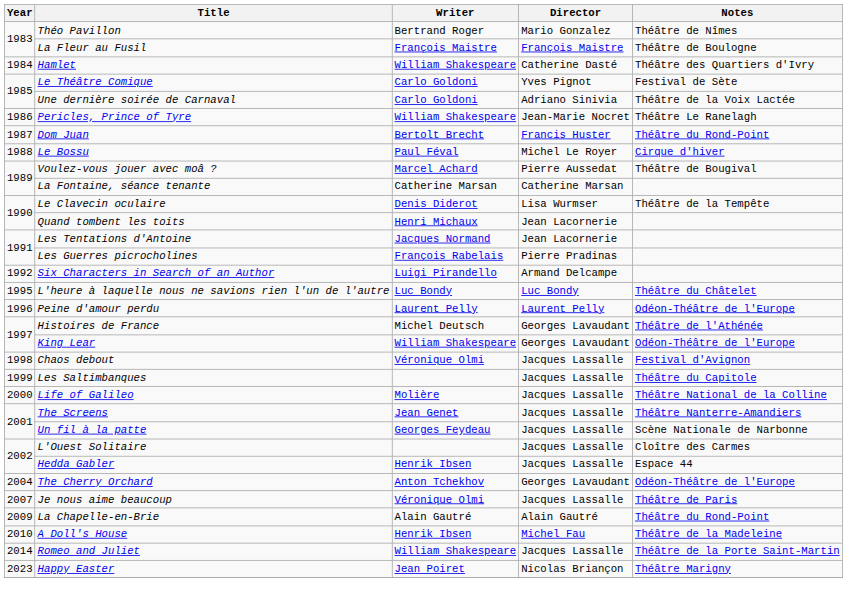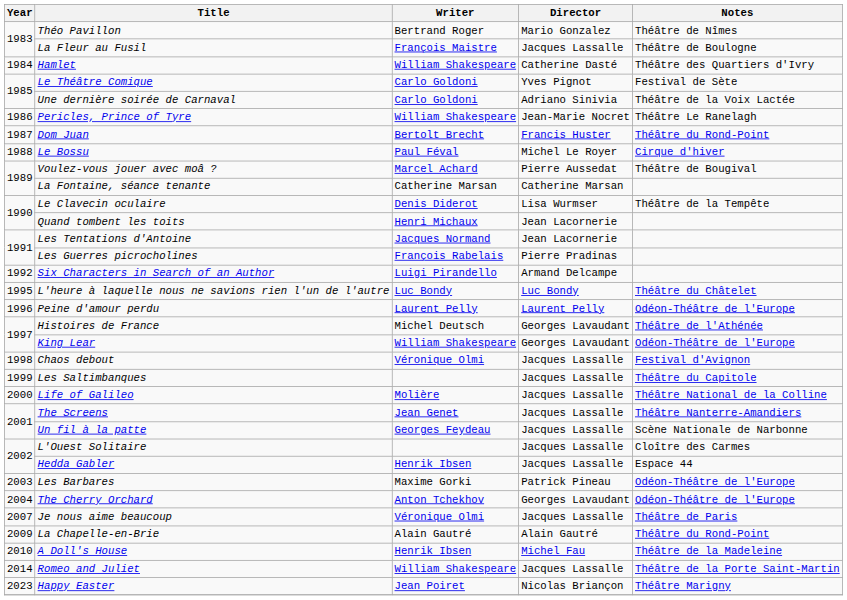(572, 48) François Maistre -> (572, 48) Jacques Lassalle
+ row: (76, 482)
